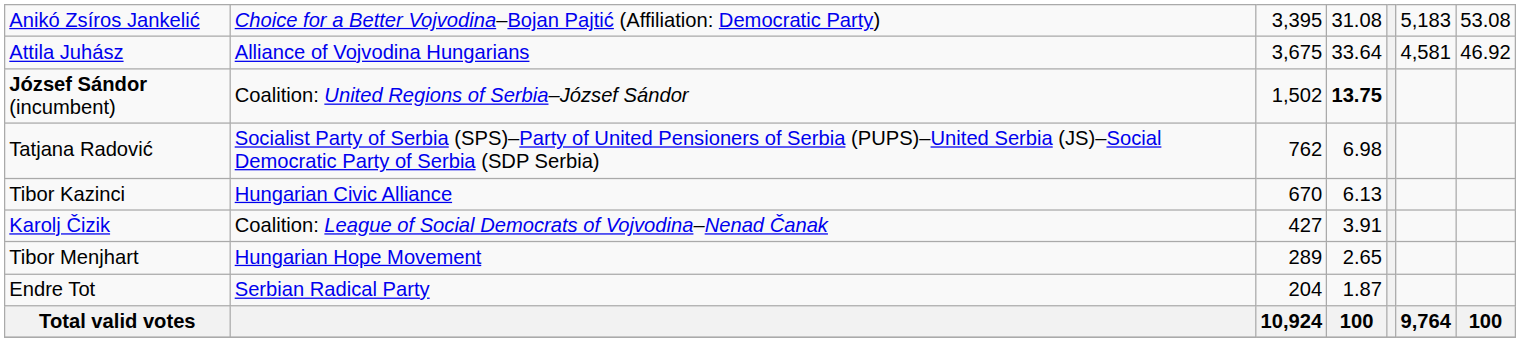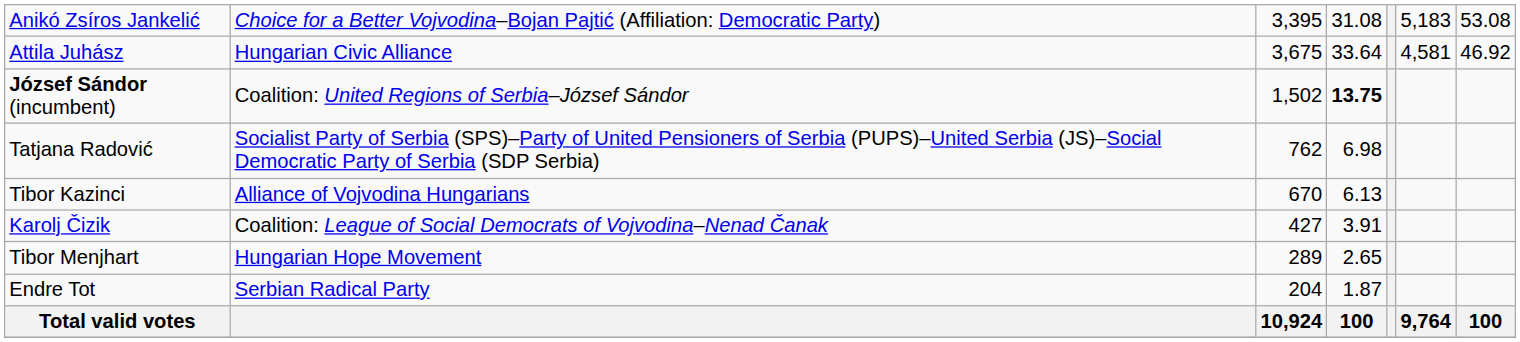(382, 52) Alliance of Vojvodina Hungarians -> (343, 52) Hungarian Civic Alliance
(343, 193) Hungarian Civic Alliance -> (382, 193) Alliance of Vojvodina Hungarians
